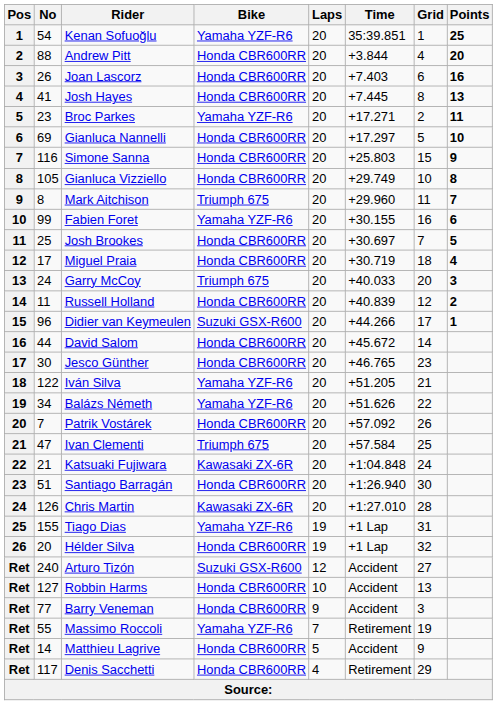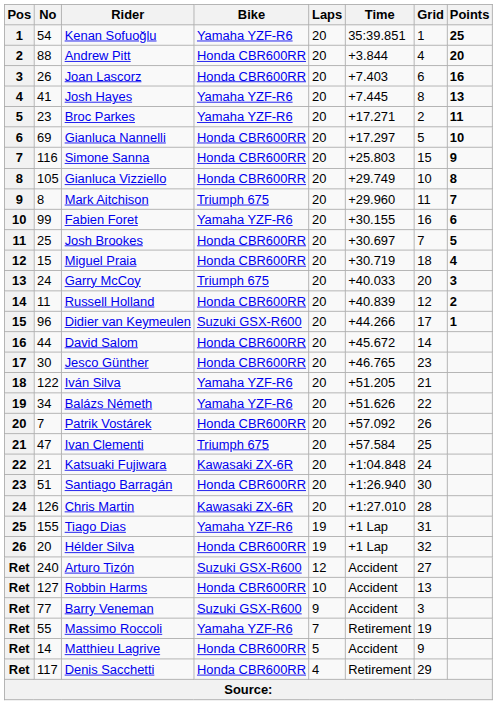(251, 97) Honda CBR600RR -> (245, 97) Yamaha YZF-R6
(44, 260) 17 -> (44, 260) 15
(251, 608) Honda CBR600RR -> (249, 608) Suzuki GSX-R600
